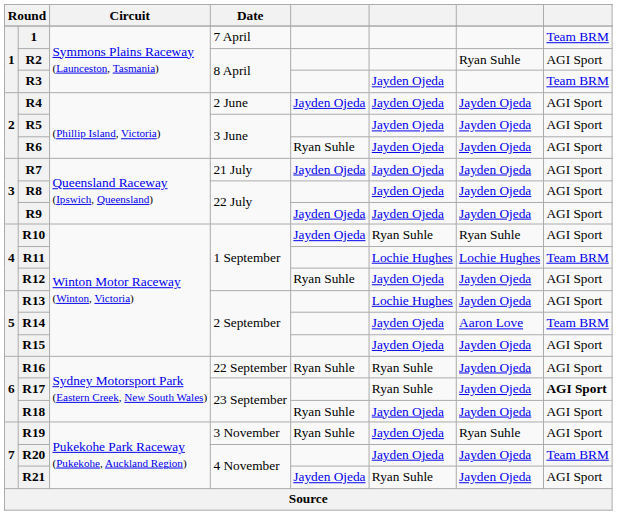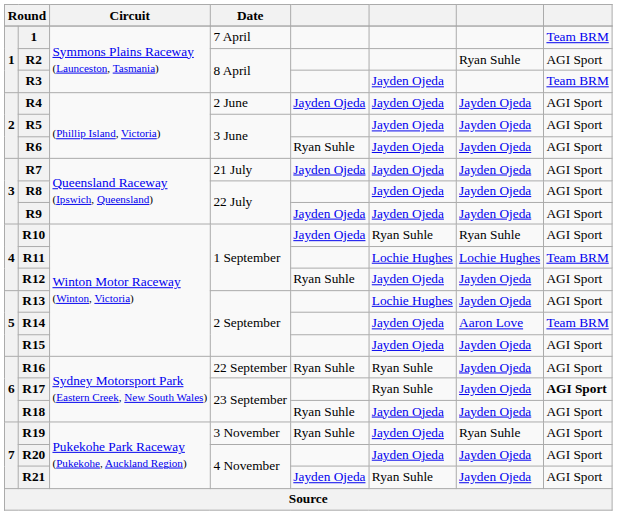(578, 454) Team BRM -> (574, 454) AGI Sport
